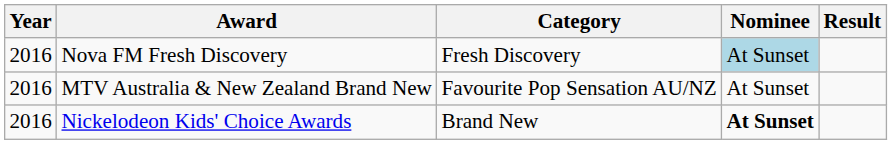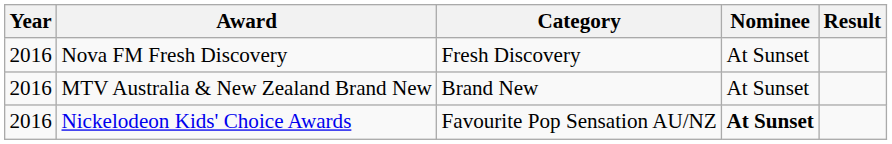(768, 54) lightblue background -> (768, 54) no background
(579, 88) Favourite Pop Sensation AU/NZ -> (490, 88) Brand New
(490, 121) Brand New -> (579, 121) Favourite Pop Sensation AU/NZ
